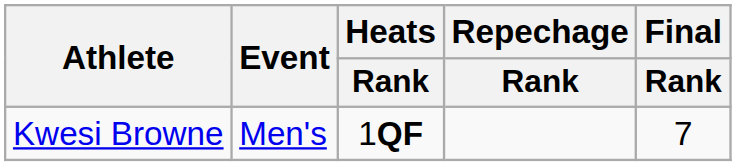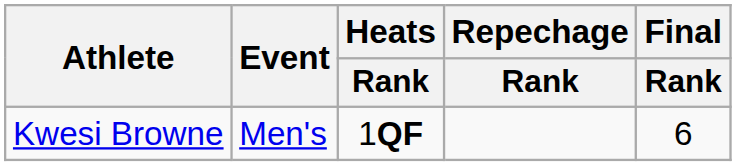(683, 134) 7 -> (683, 134) 6
